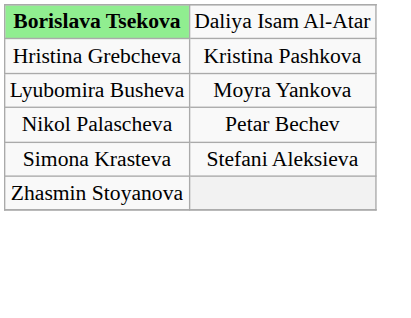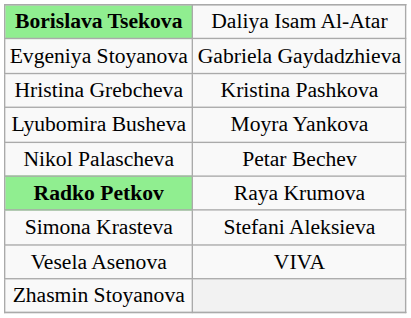+ row: (99, 55)
+ row: (99, 192)
+ row: (99, 261)
